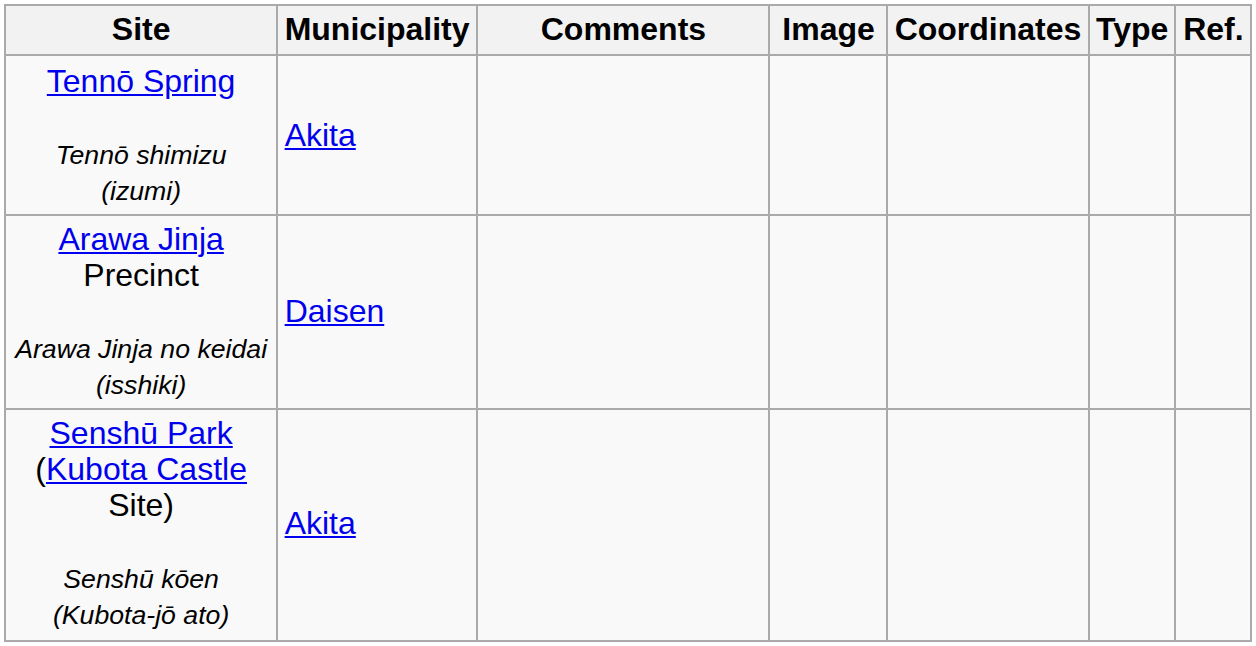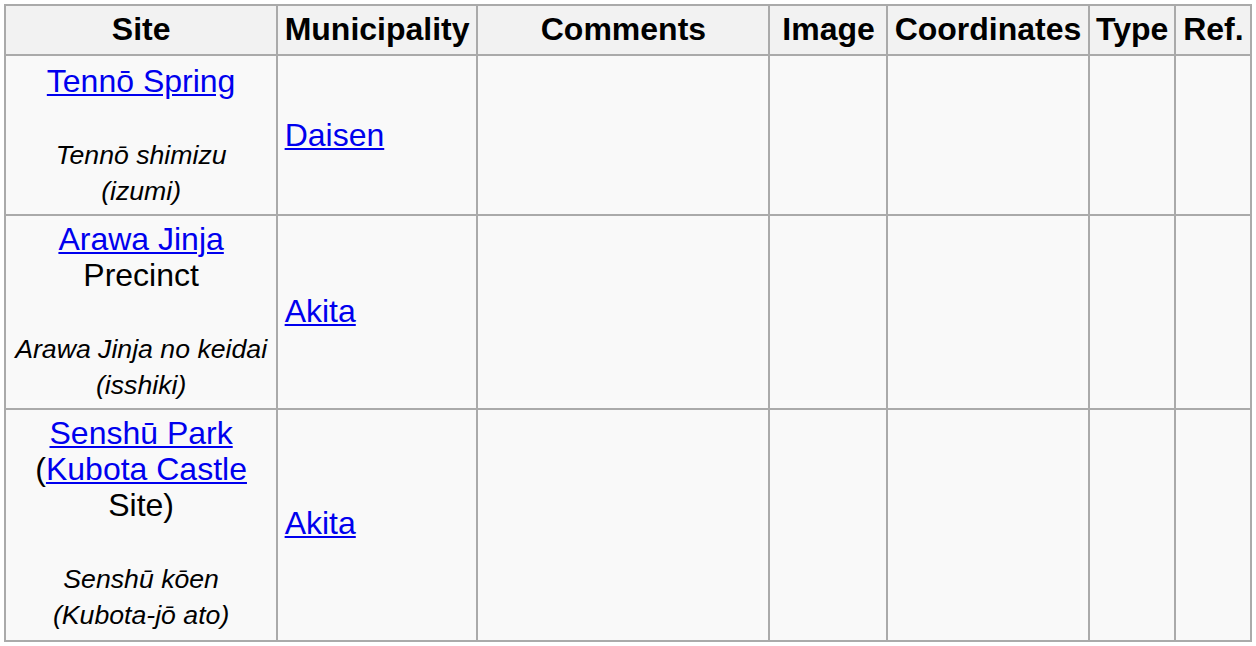(320, 134) Akita -> (334, 134) Daisen
(334, 311) Daisen -> (320, 311) Akita
